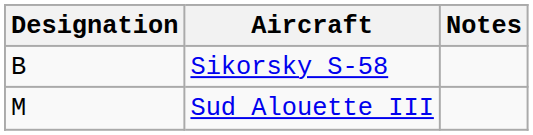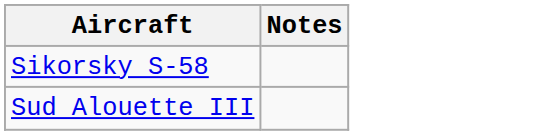- column: (95, 26)
